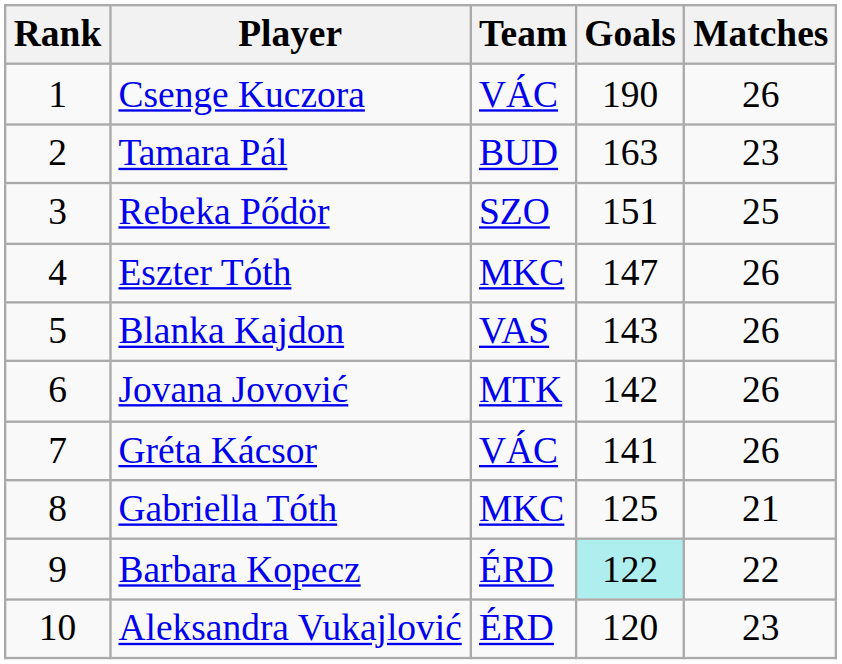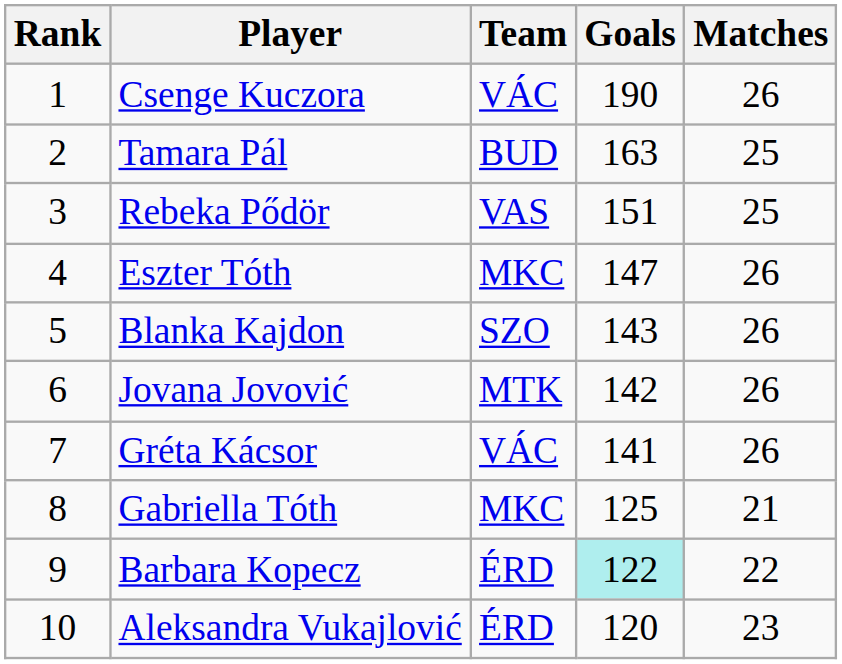(761, 152) 23 -> (761, 152) 25
(514, 212) SZO -> (514, 212) VAS
(514, 331) VAS -> (514, 331) SZO
